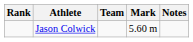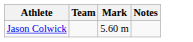- column: (19, 12)
